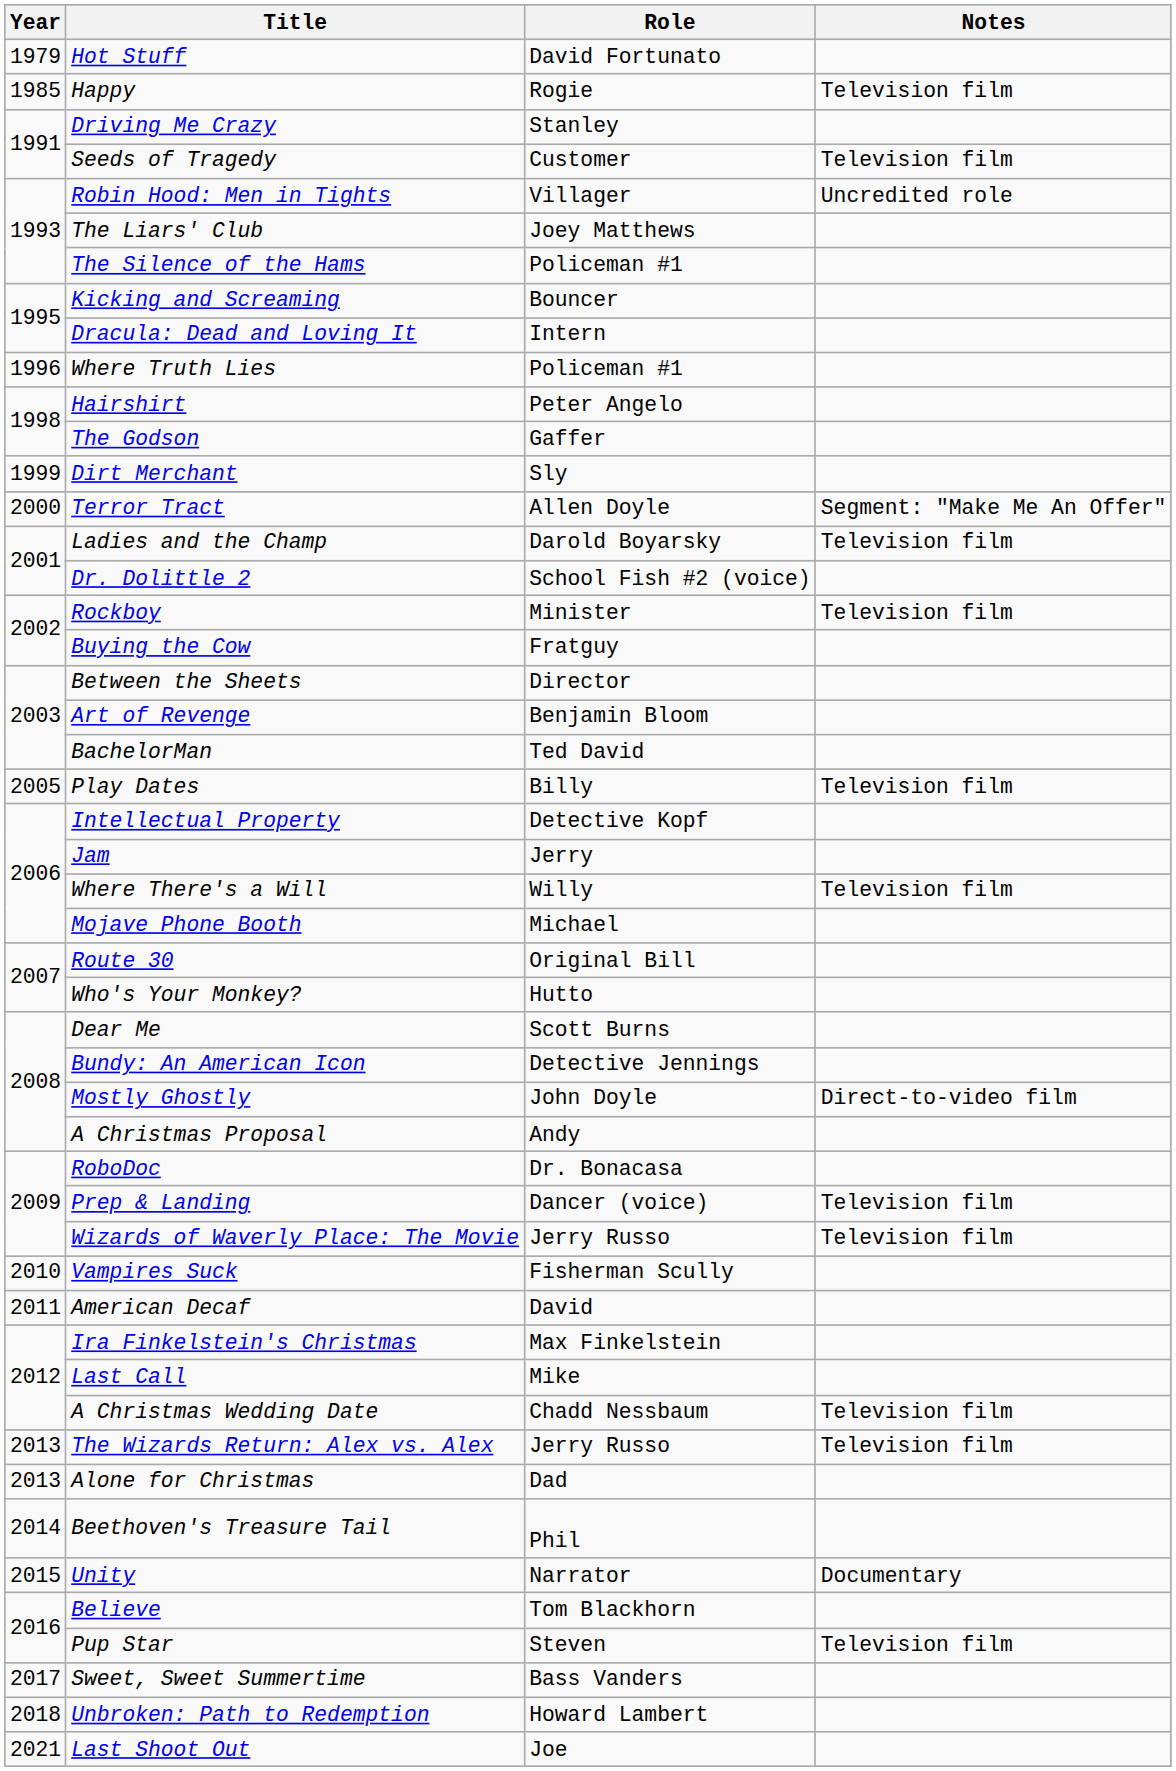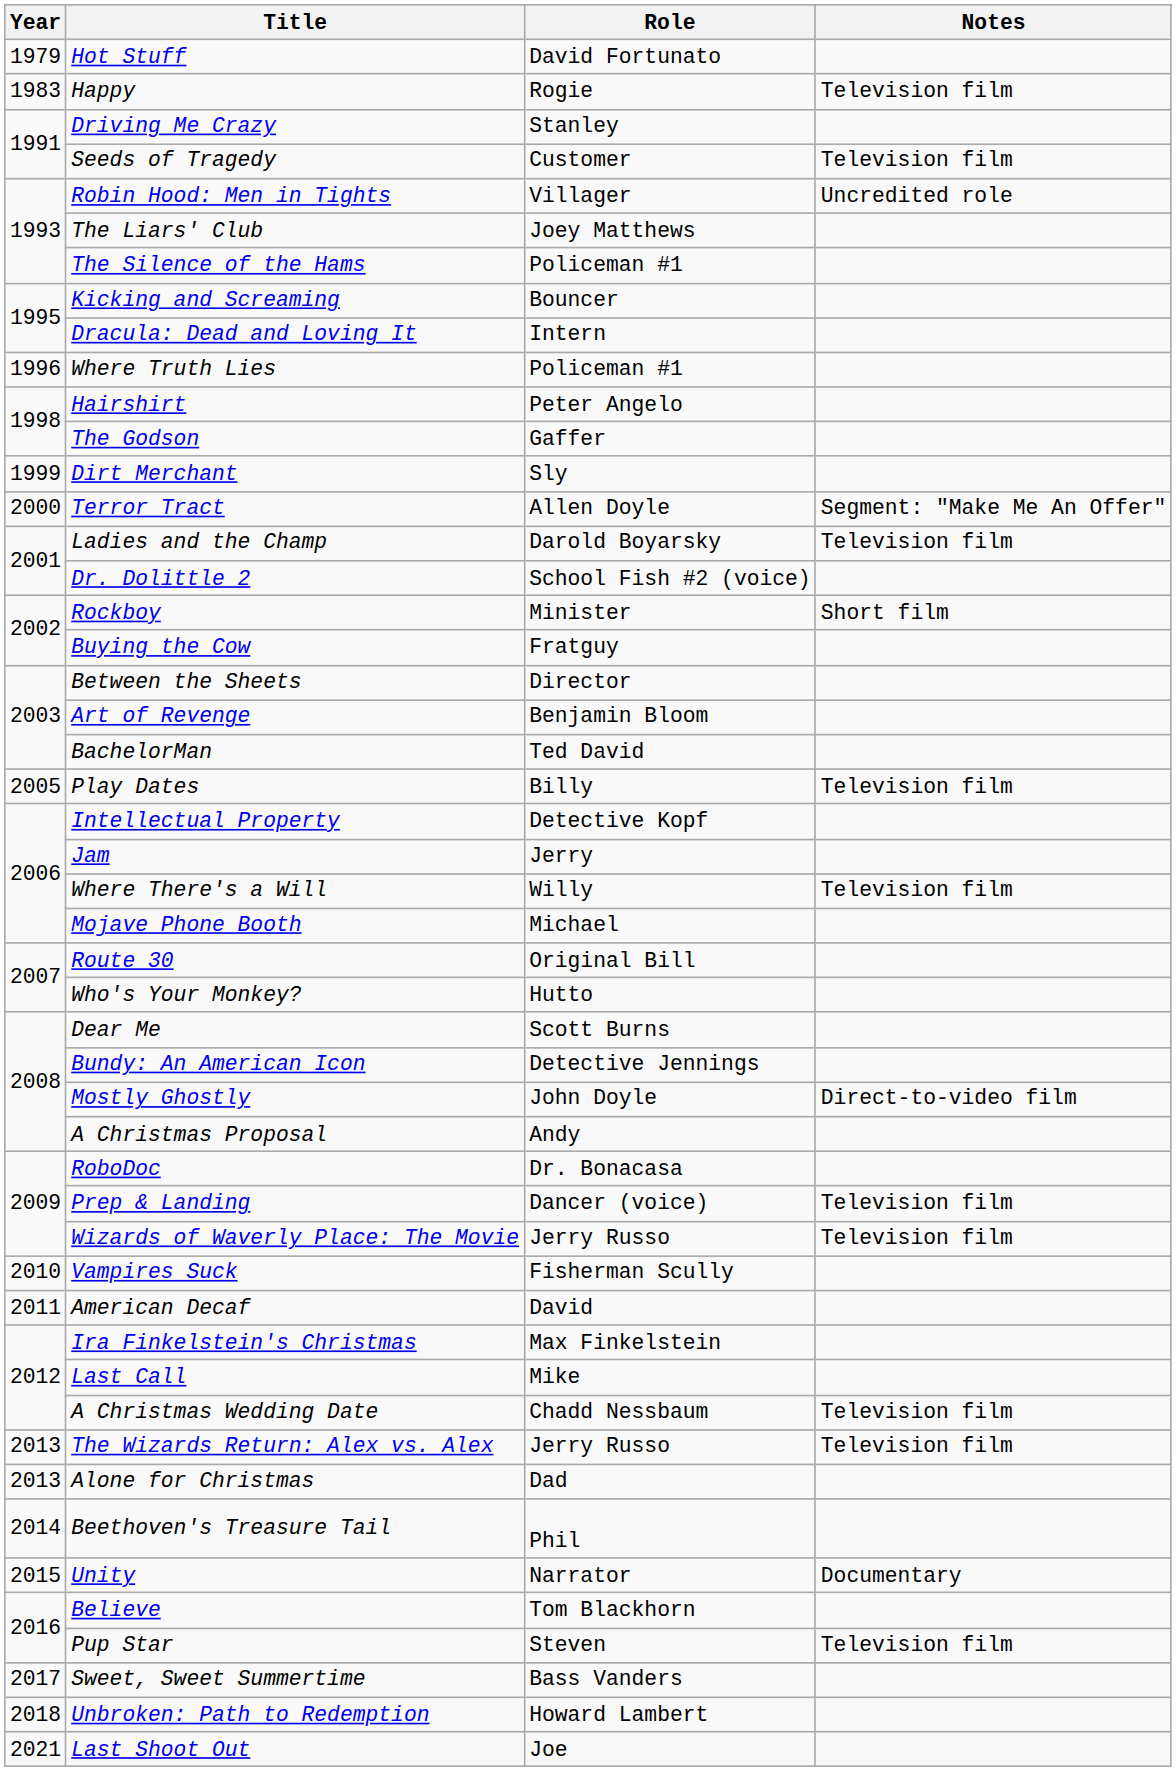(35, 92) 1985 -> (35, 92) 1983
(917, 613) Television film -> (885, 613) Short film
